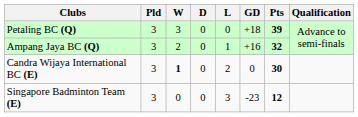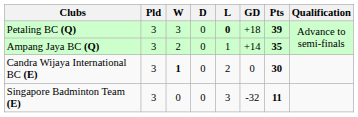(228, 29) normal -> (228, 29) bold
(252, 46) +16 -> (252, 46) +14
(277, 46) 32 -> (277, 46) 35
(252, 97) -23 -> (252, 97) -32
(277, 97) 12 -> (277, 97) 11
